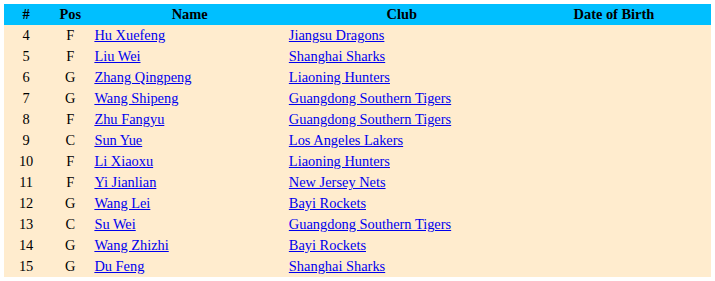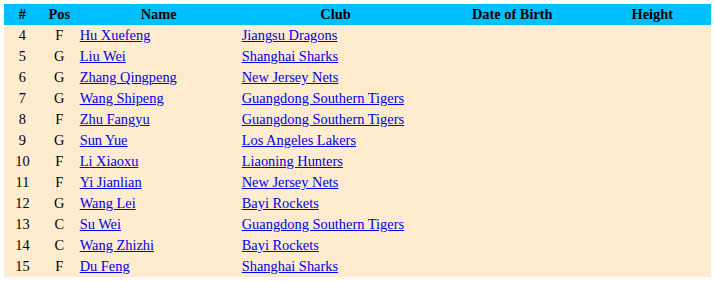+ column: (652, 14)
(70, 56) F -> (59, 56) G
(339, 77) Liaoning Hunters -> (290, 77) New Jersey Nets
(70, 140) C -> (59, 140) G
(70, 245) G -> (59, 245) C
(70, 266) G -> (59, 266) F
